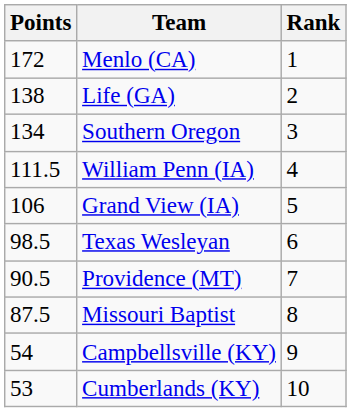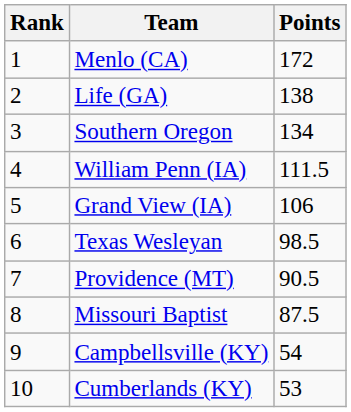columns swapped: (313, 22) <-> (41, 22)
